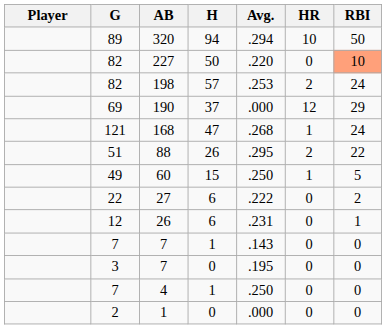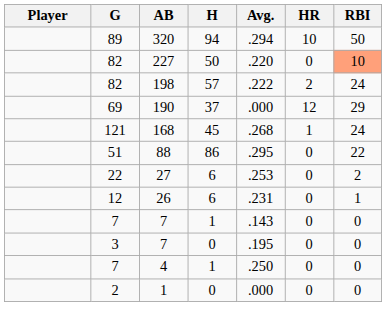(261, 84) .253 -> (261, 84) .222
(212, 130) 47 -> (212, 130) 45
(212, 152) 26 -> (212, 152) 86
(309, 152) 2 -> (309, 152) 0
- row: (115, 175)
(261, 198) .222 -> (261, 175) .253
